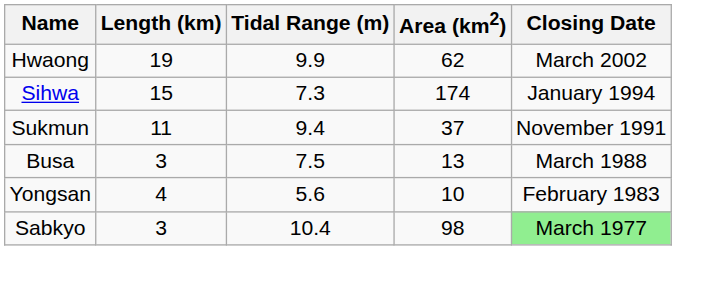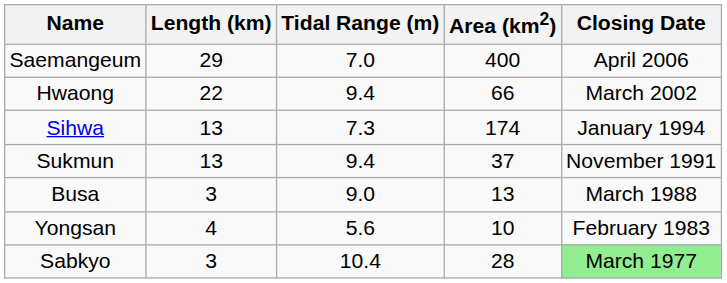+ row: (75, 60)
(161, 60) 19 -> (211, 93) 22
(310, 60) 9.9 -> (360, 93) 9.4
(453, 60) 62 -> (503, 93) 66
(161, 93) 15 -> (211, 127) 13
(161, 127) 11 -> (211, 160) 13
(310, 160) 7.5 -> (360, 194) 9.0
(453, 227) 98 -> (503, 261) 28
